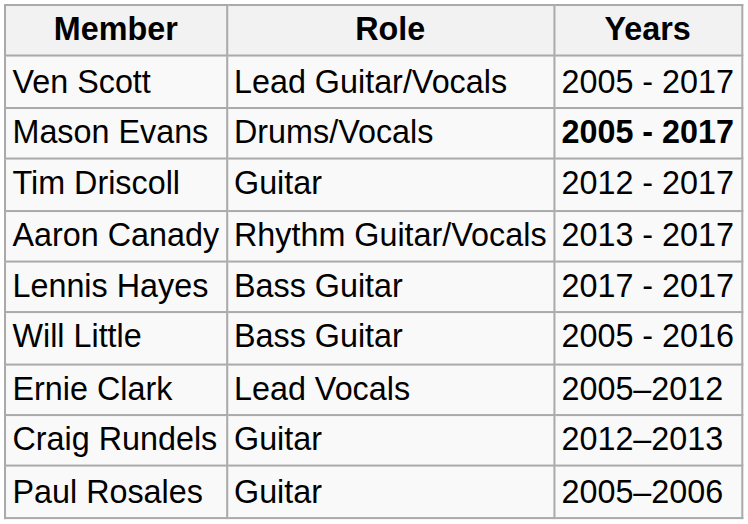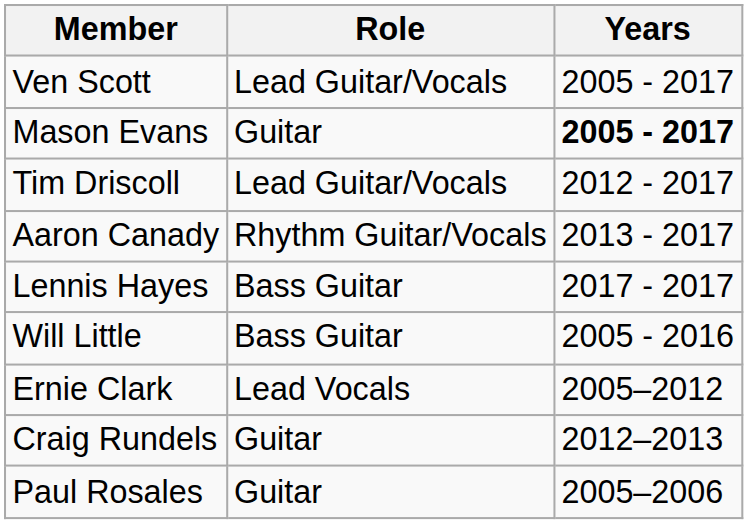(334, 132) Drums/Vocals -> (278, 132) Guitar
(278, 183) Guitar -> (371, 183) Lead Guitar/Vocals
